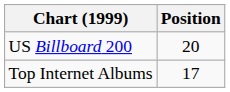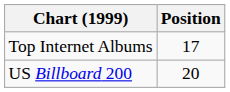rows swapped: (70, 45) <-> (81, 73)
